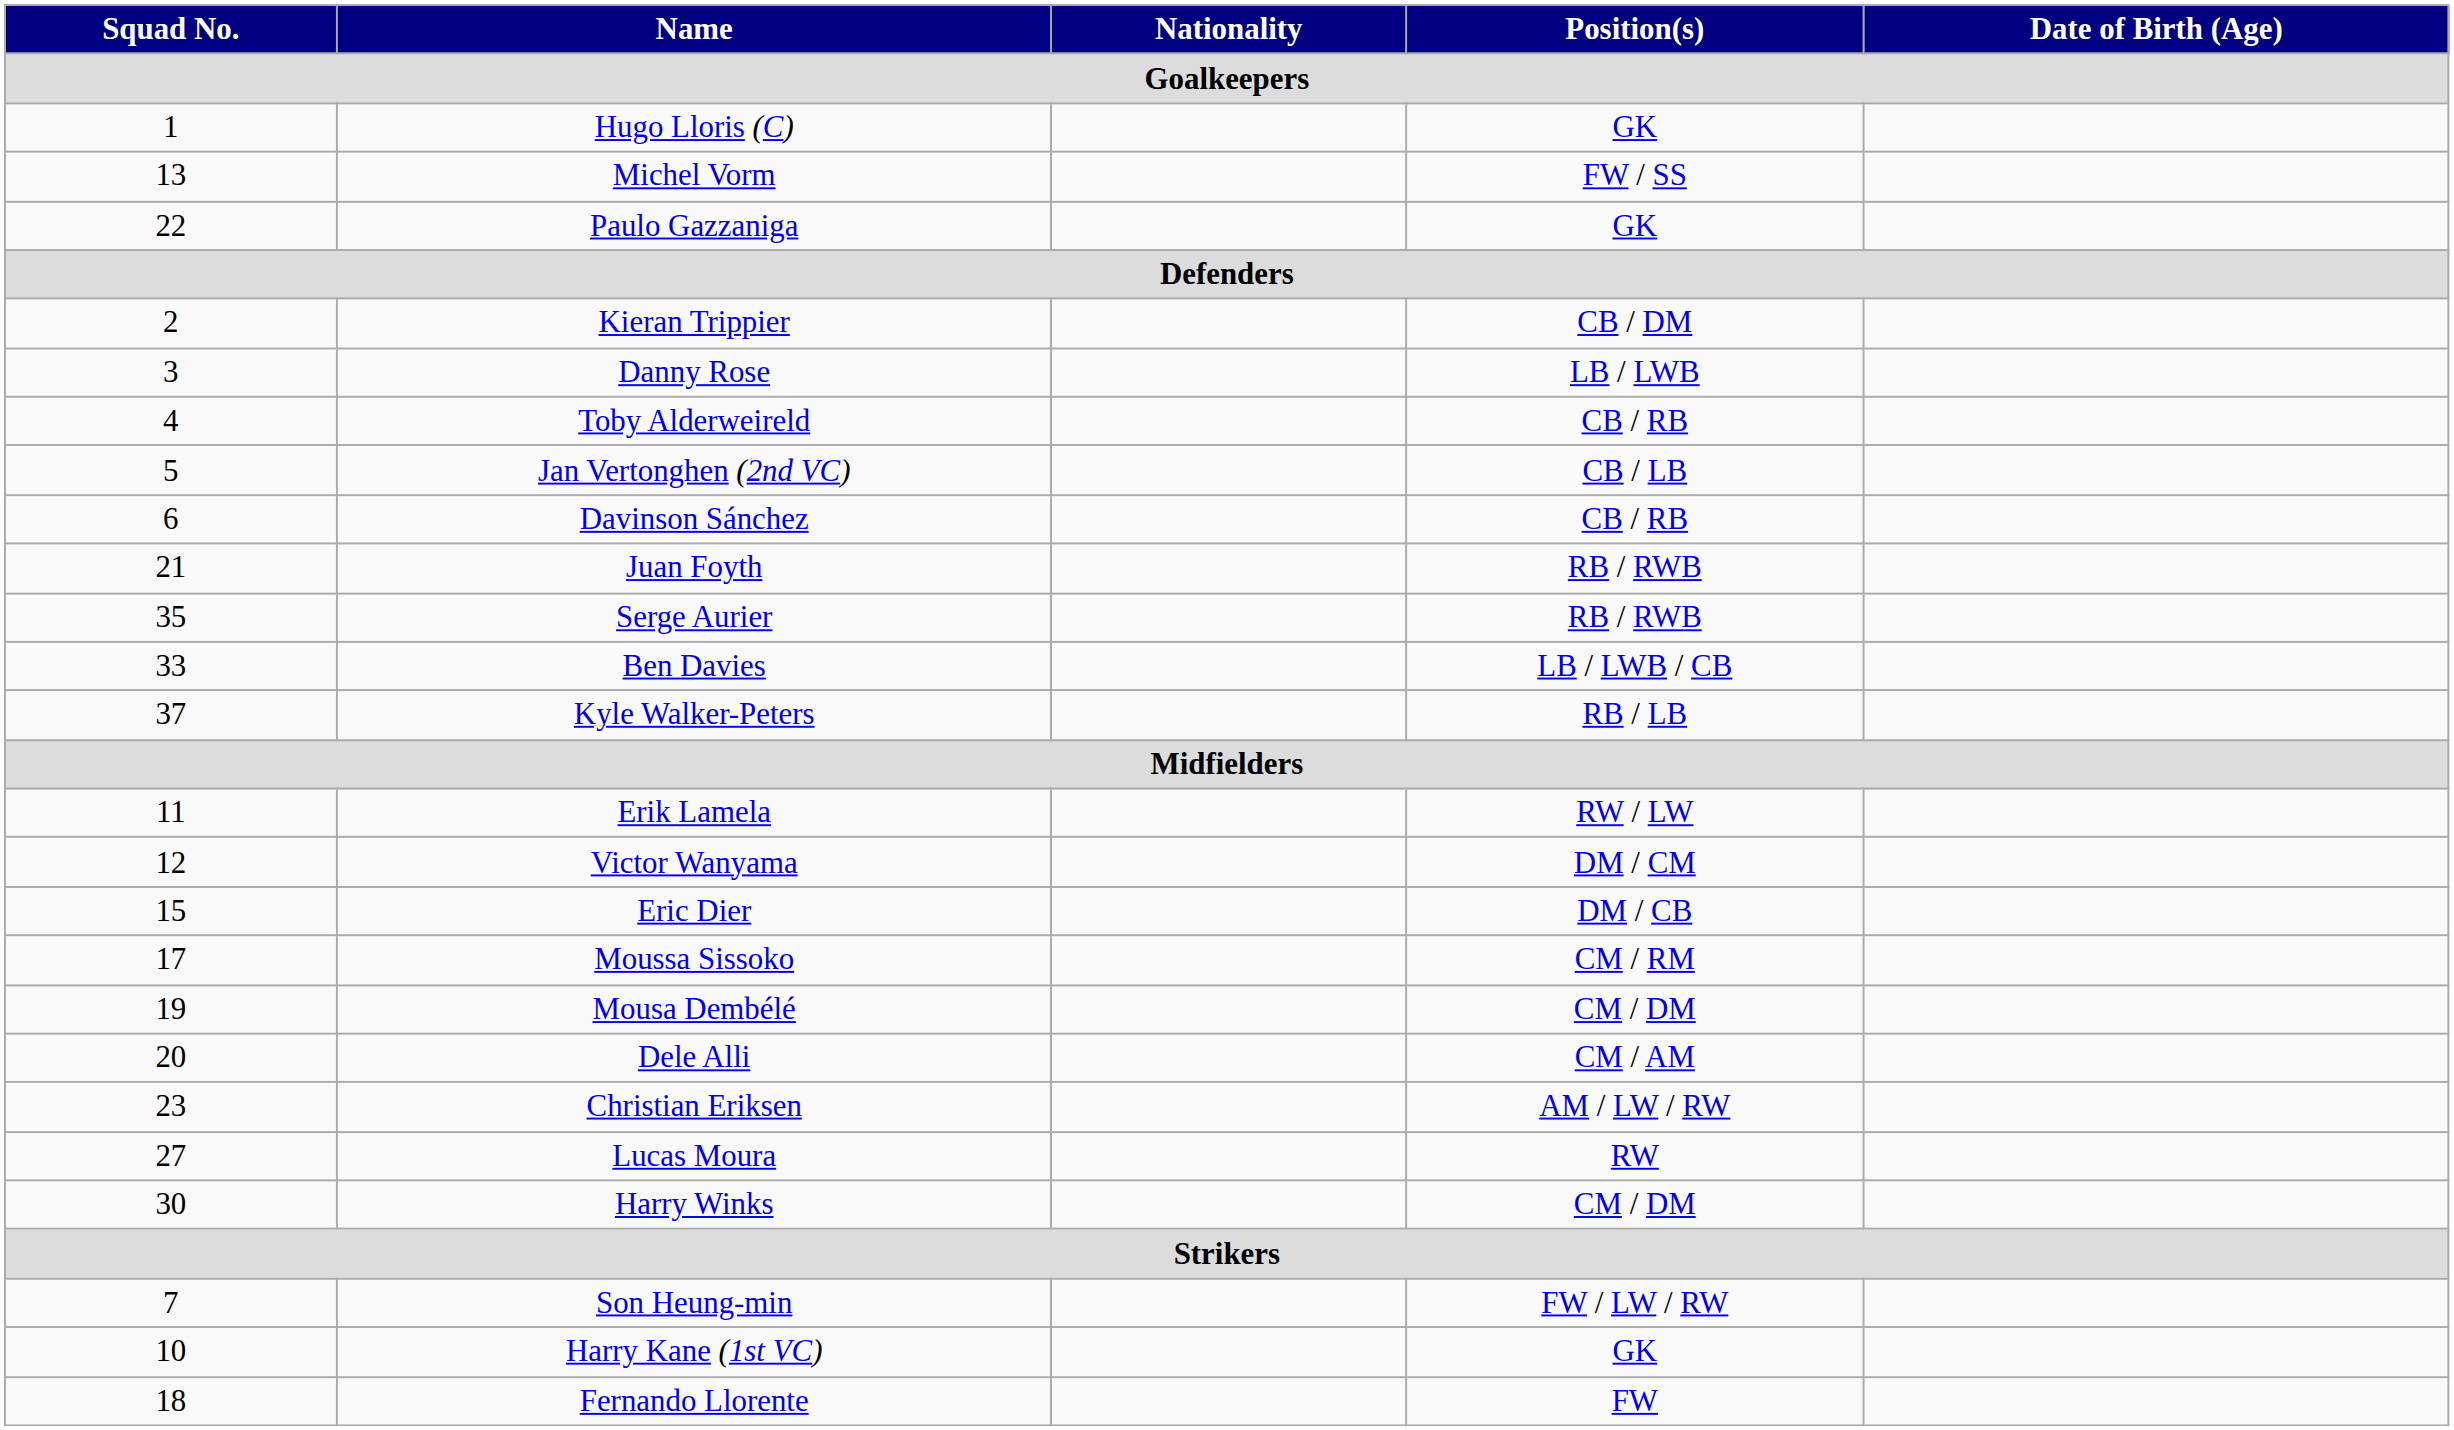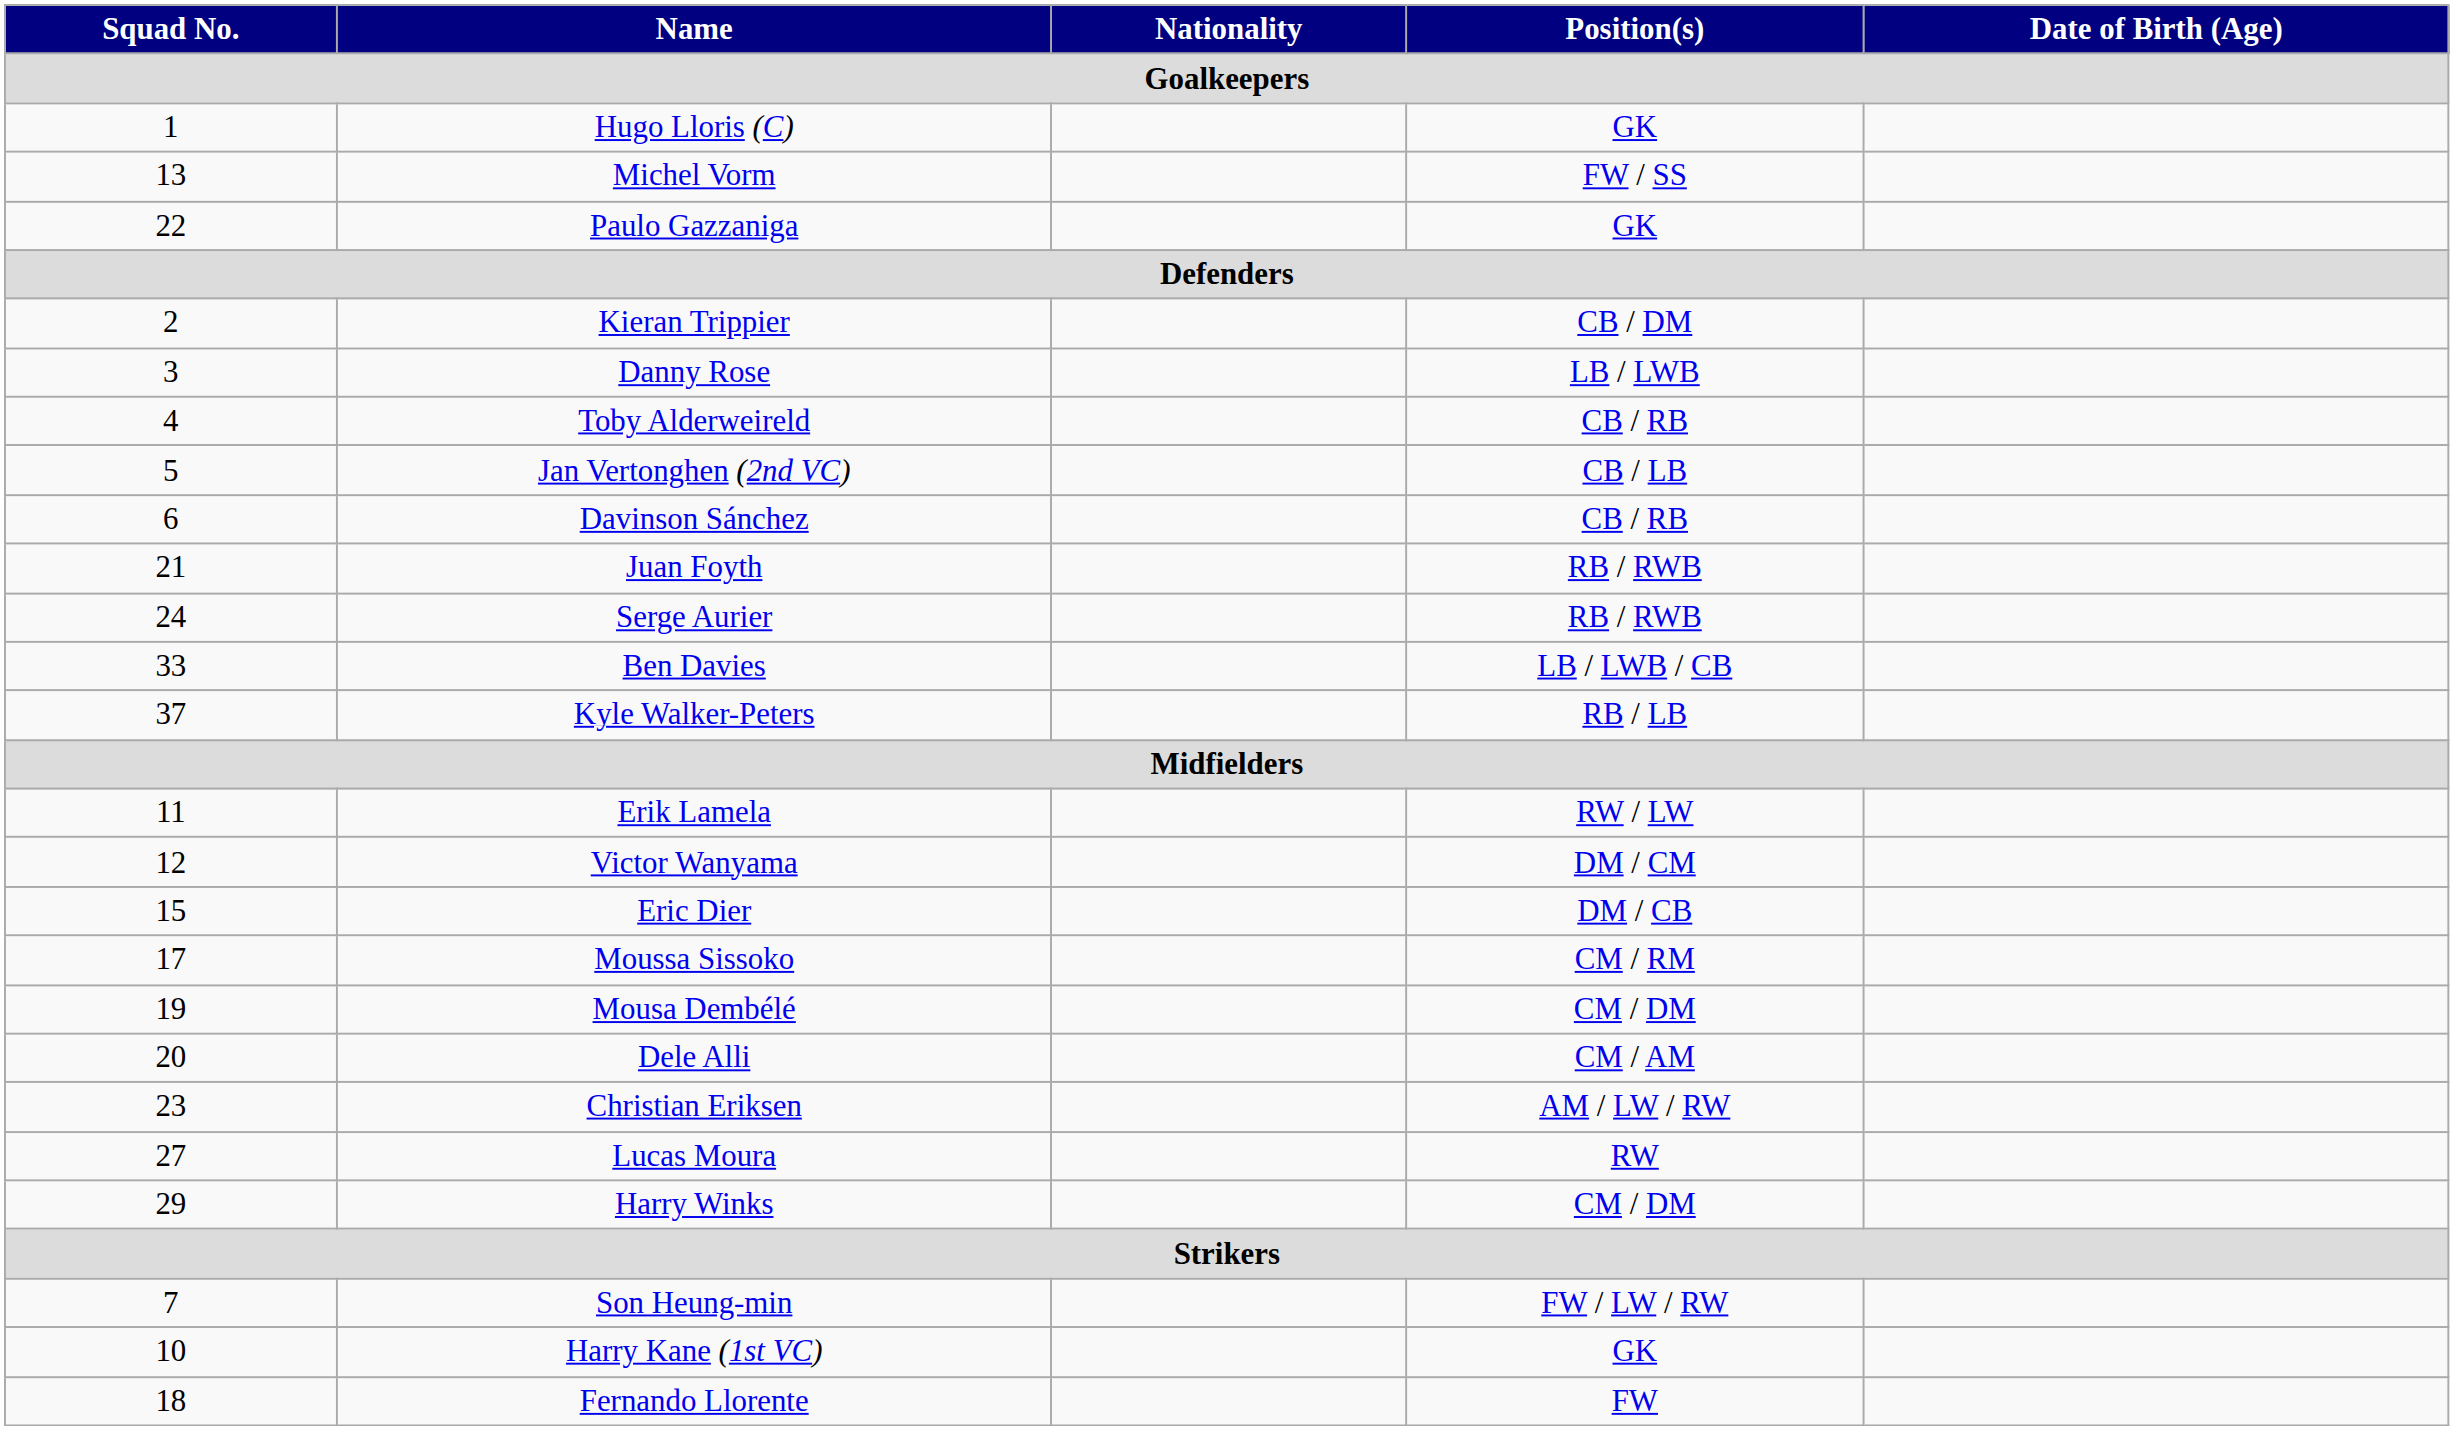(171, 616) 35 -> (171, 616) 24
(171, 1204) 30 -> (171, 1204) 29
